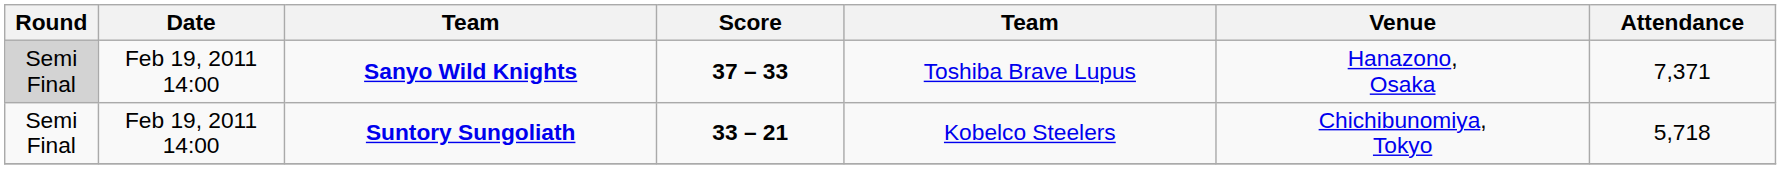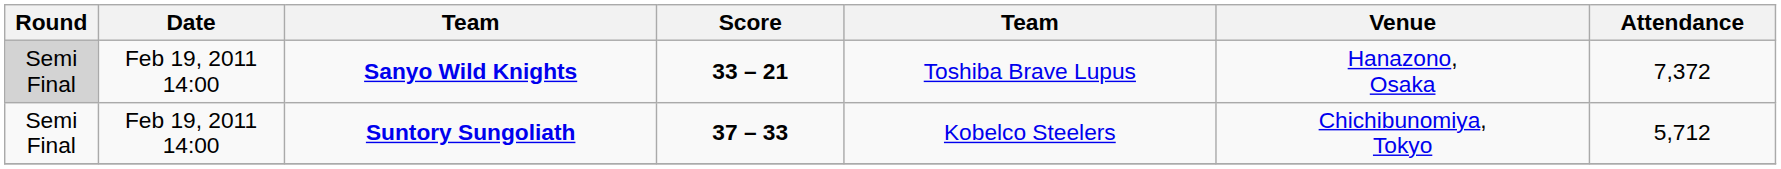(750, 71) 37 – 33 -> (750, 71) 33 – 21
(1682, 71) 7,371 -> (1682, 71) 7,372
(750, 132) 33 – 21 -> (750, 132) 37 – 33
(1682, 132) 5,718 -> (1682, 132) 5,712
